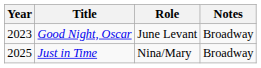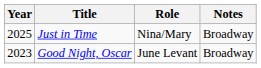rows swapped: (85, 33) <-> (67, 53)
